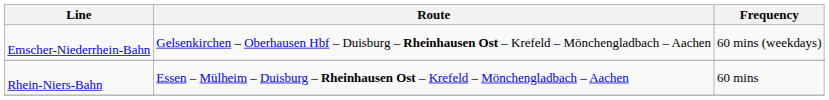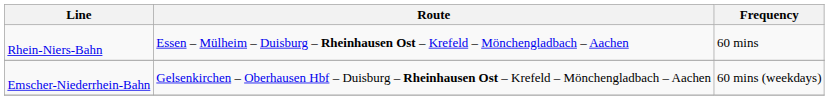rows swapped: (55, 85) <-> (79, 49)
